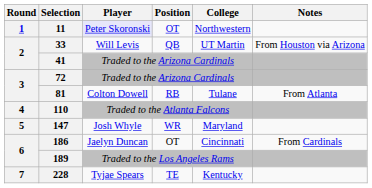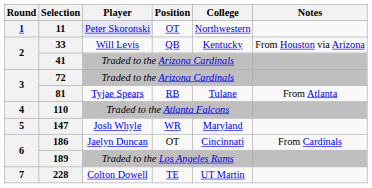(223, 45) UT Martin -> (223, 45) Kentucky
(118, 93) Colton Dowell -> (118, 93) Tyjae Spears
(118, 175) Tyjae Spears -> (118, 175) Colton Dowell
(223, 175) Kentucky -> (223, 175) UT Martin
